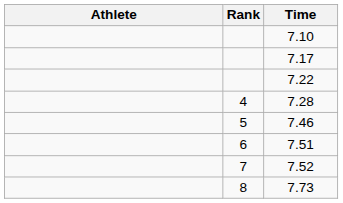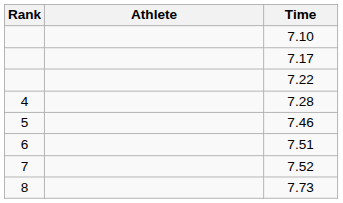columns swapped: (243, 15) <-> (114, 15)
